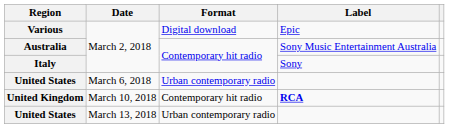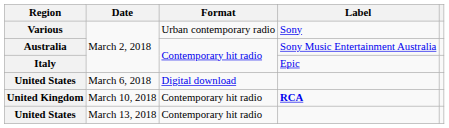(199, 30) Digital download -> (218, 30) Urban contemporary radio
(290, 30) Epic -> (291, 30) Sony
(291, 64) Sony -> (290, 64) Epic
(218, 81) Urban contemporary radio -> (199, 81) Digital download
(218, 115) Urban contemporary radio -> (212, 115) Contemporary hit radio
